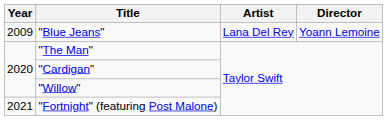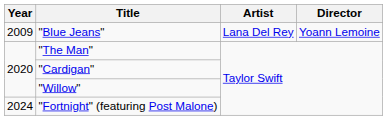(20, 106) 2021 -> (20, 106) 2024
